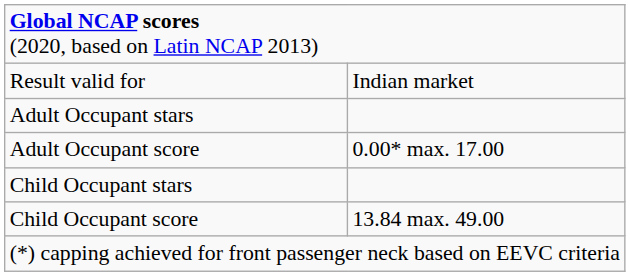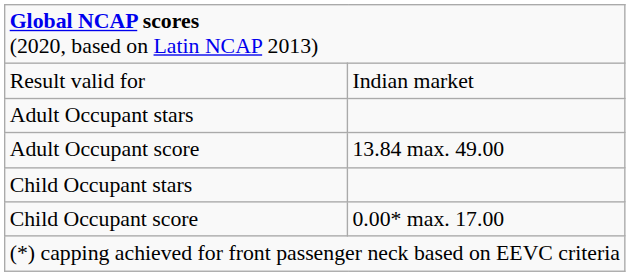(428, 149) 0.00* max. 17.00 -> (428, 149) 13.84 max. 49.00
(428, 218) 13.84 max. 49.00 -> (428, 218) 0.00* max. 17.00
